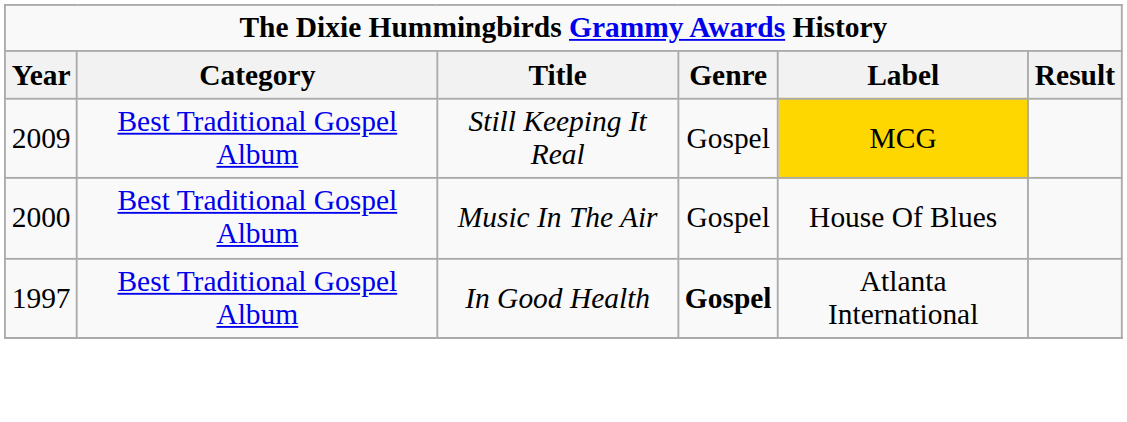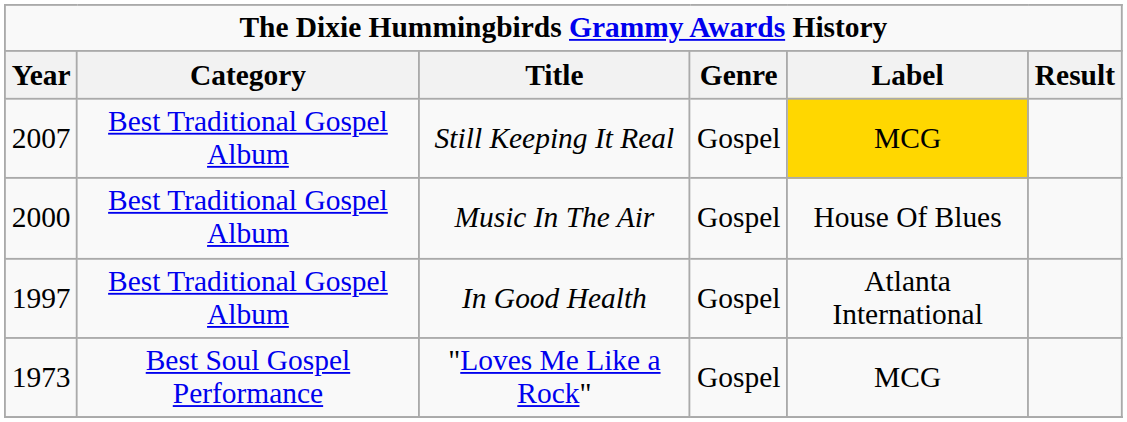(41, 137) 2009 -> (41, 137) 2007
(728, 297) bold -> (739, 297) normal
+ row: (554, 377)
